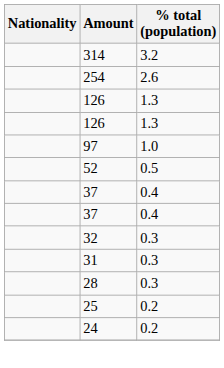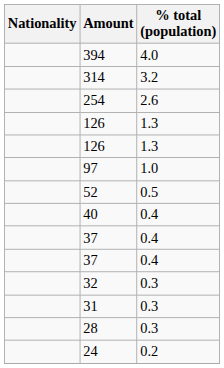+ row: (94, 54)
+ row: (90, 214)
- row: (90, 306)
